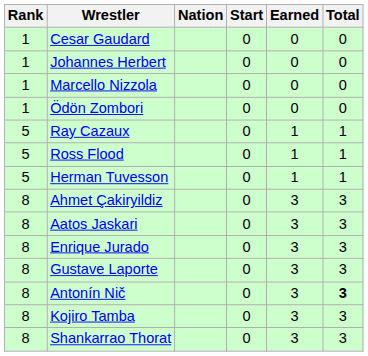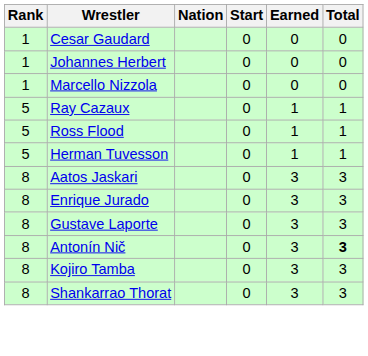- row: (97, 108)
- row: (106, 200)
